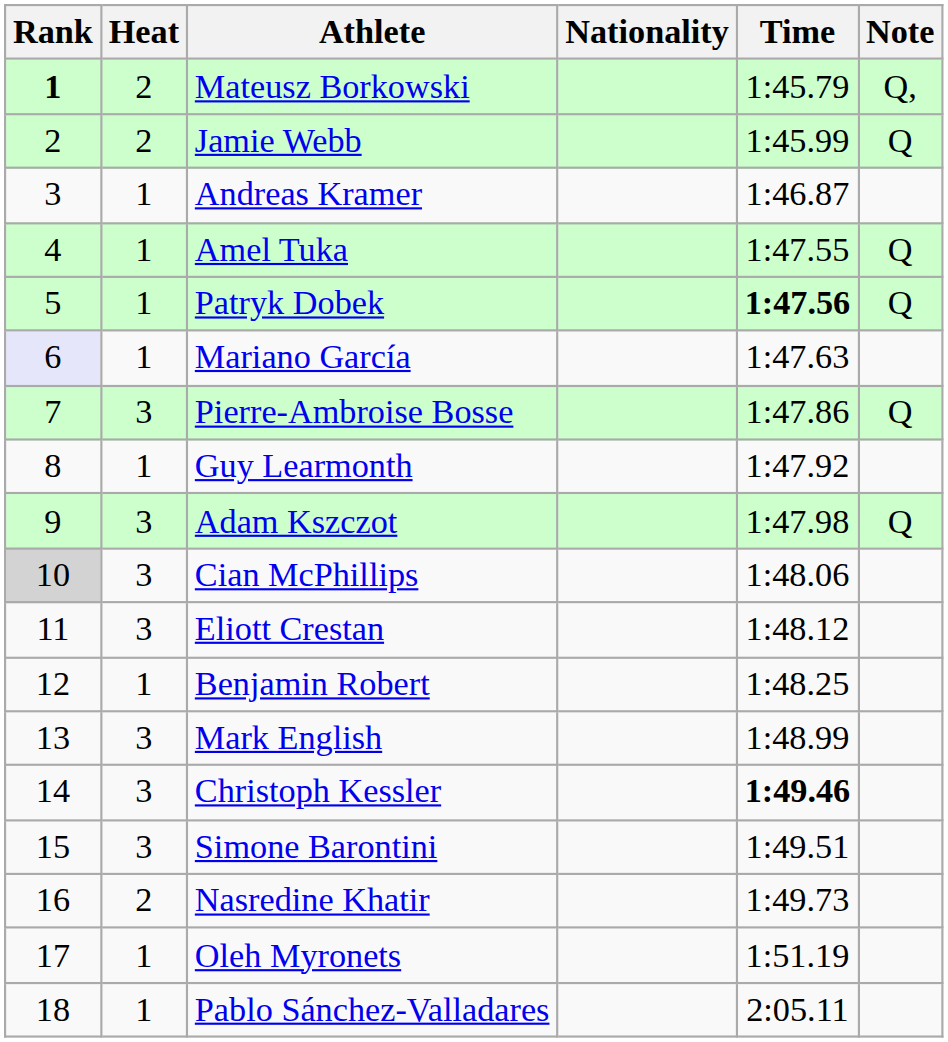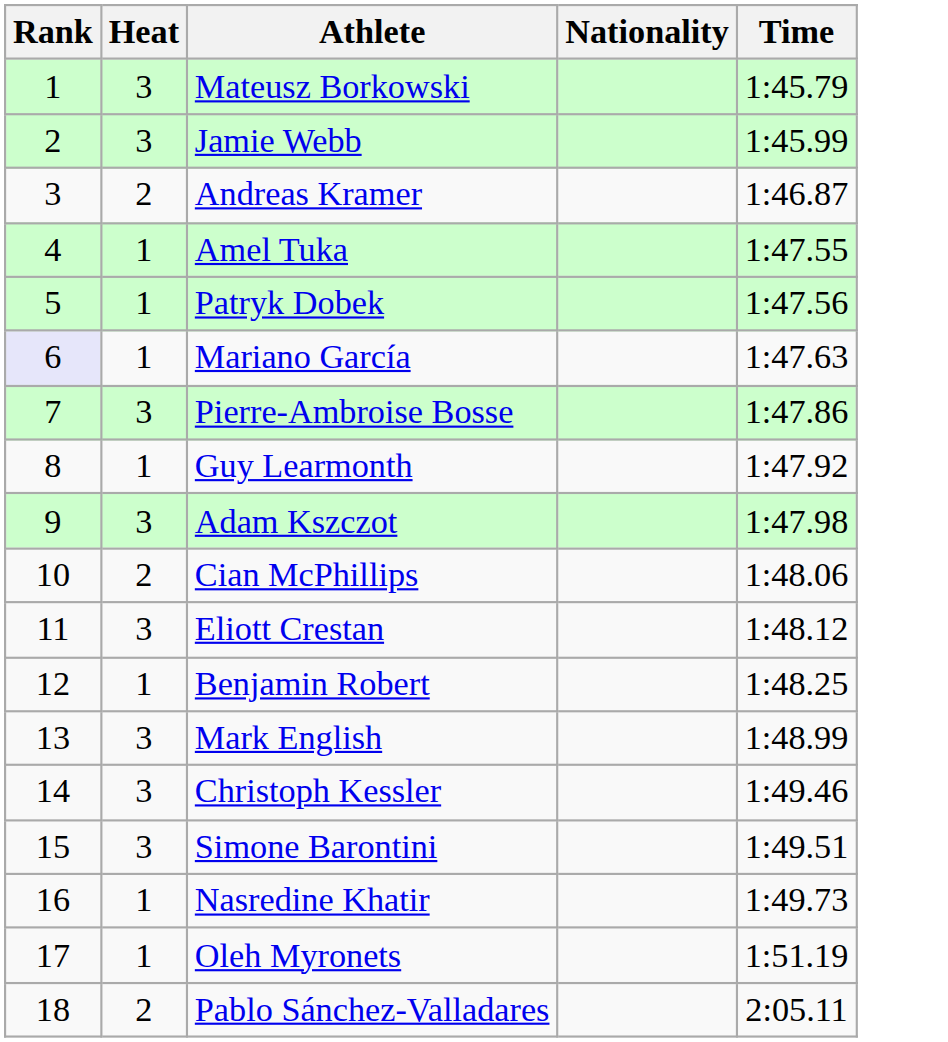- column: (900, 31)
(53, 85) bold -> (53, 85) normal
(144, 85) 2 -> (144, 85) 3
(144, 140) 2 -> (144, 140) 3
(144, 194) 1 -> (144, 194) 2
(797, 303) bold -> (796, 303) normal
(53, 574) lightgrey background -> (53, 574) no background
(144, 574) 3 -> (144, 574) 2
(797, 791) bold -> (796, 791) normal
(144, 900) 2 -> (144, 900) 1
(144, 1009) 1 -> (144, 1009) 2
